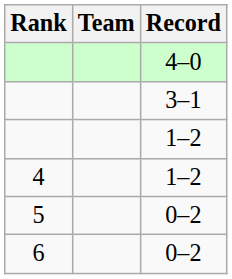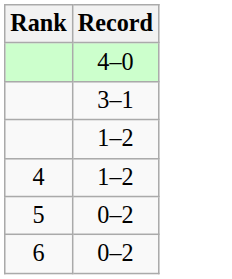- column: (106, 23)
